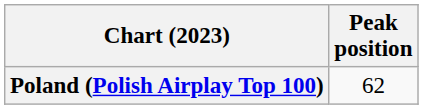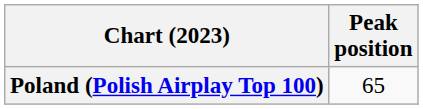(373, 85) 62 -> (373, 85) 65
